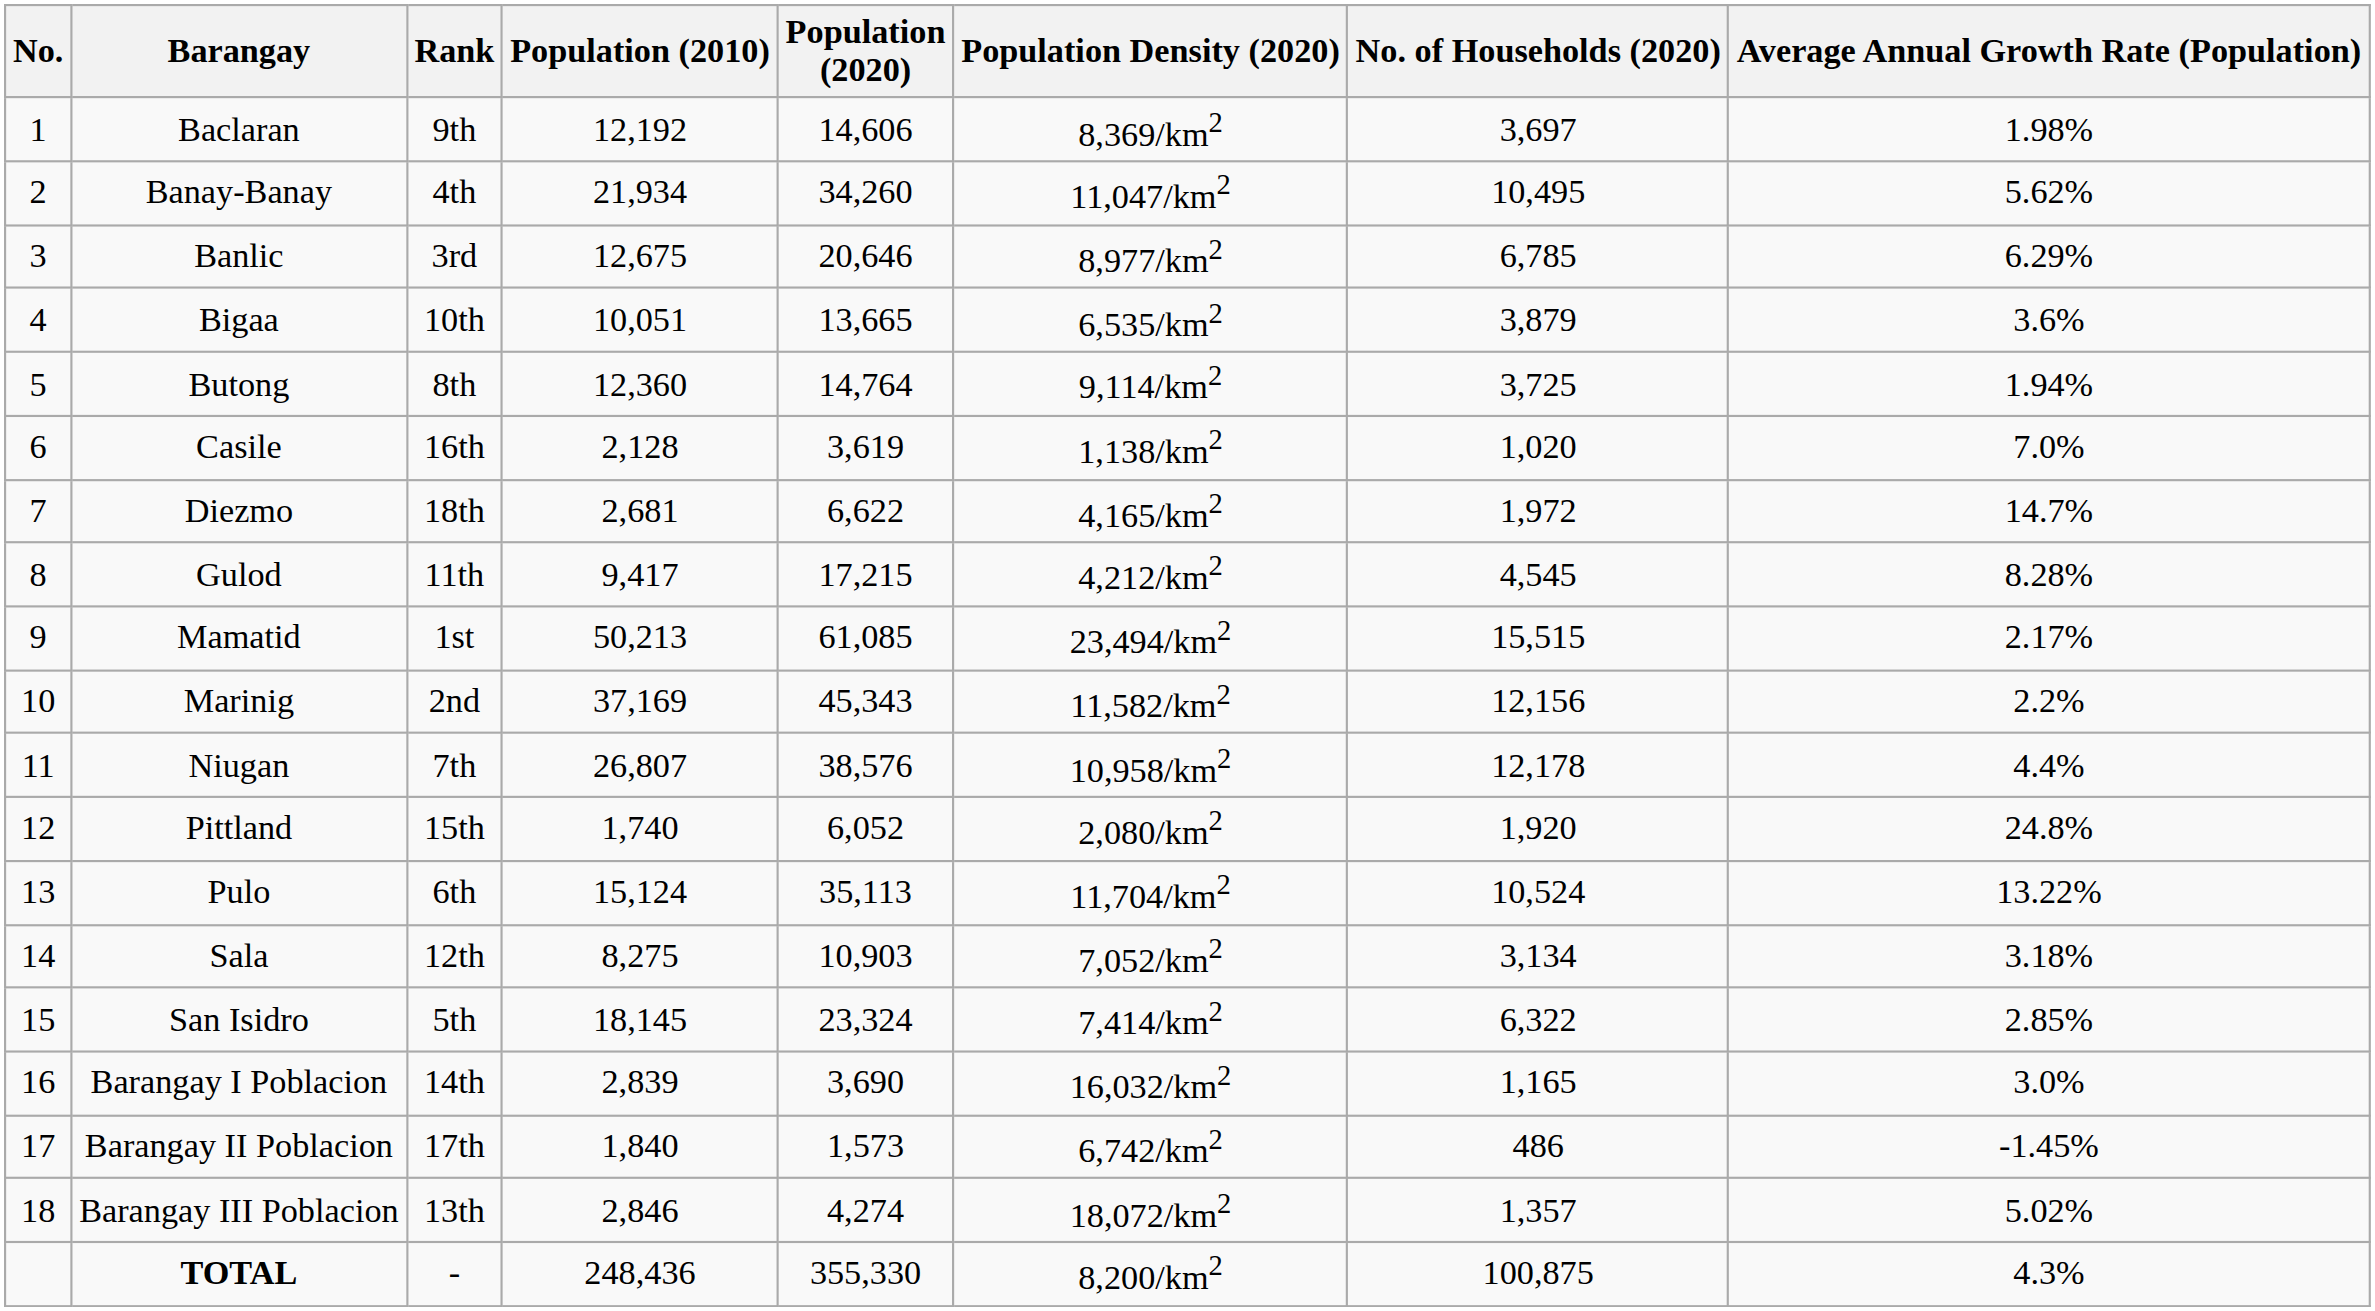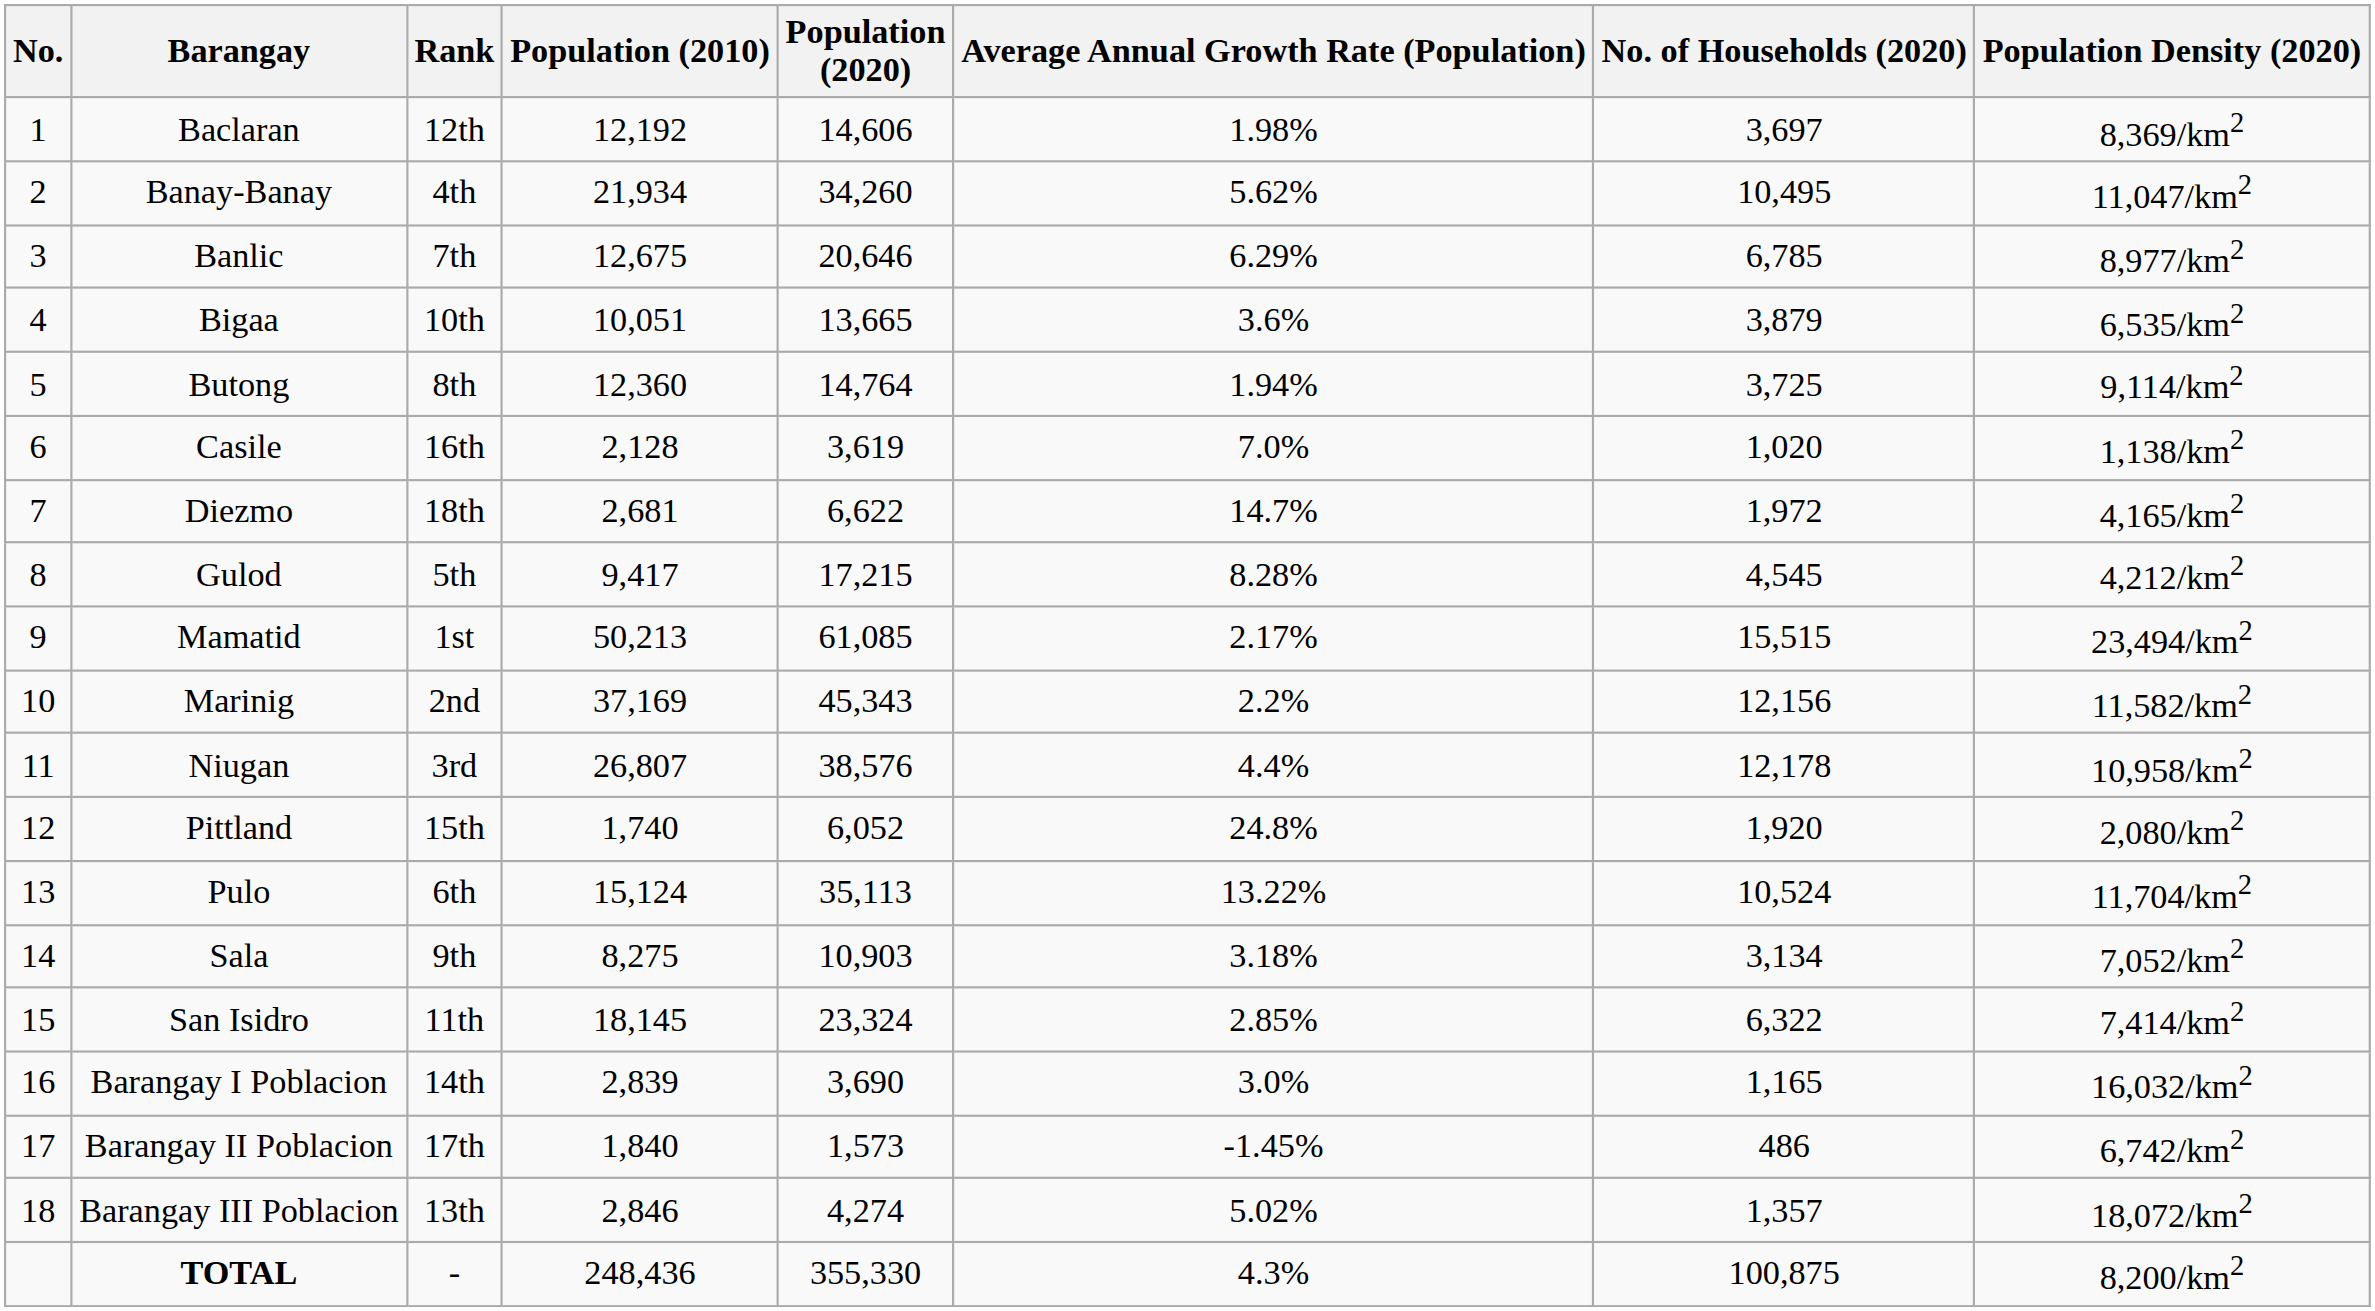columns swapped: (1151, 50) <-> (2049, 50)
(454, 129) 9th -> (454, 129) 12th
(454, 256) 3rd -> (454, 256) 7th
(454, 574) 11th -> (454, 574) 5th
(454, 764) 7th -> (454, 764) 3rd
(454, 955) 12th -> (454, 955) 9th
(454, 1018) 5th -> (454, 1018) 11th
